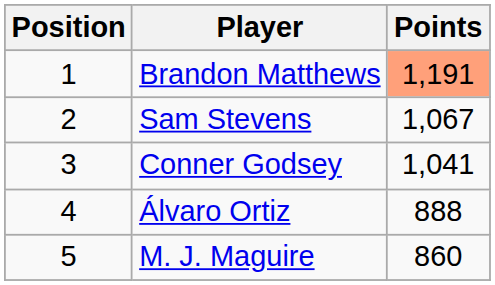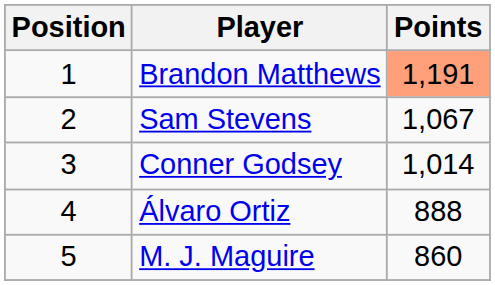(438, 165) 1,041 -> (438, 165) 1,014
